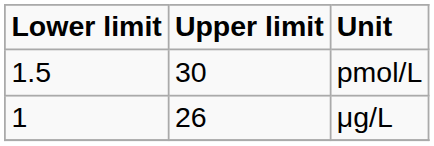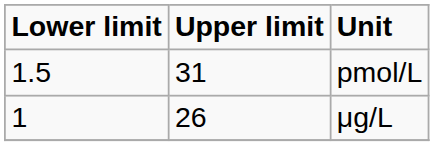(191, 72) 30 -> (191, 72) 31
